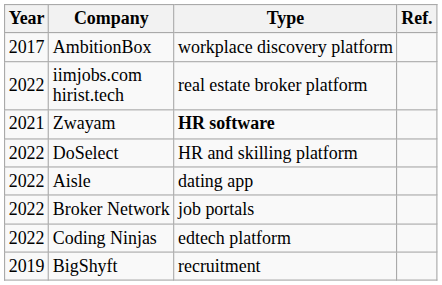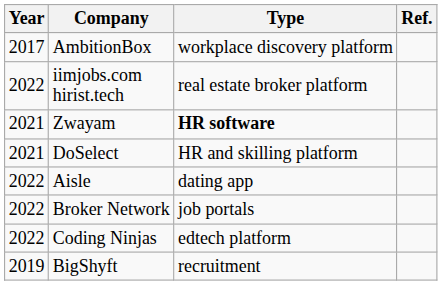(27, 152) 2022 -> (27, 152) 2021
